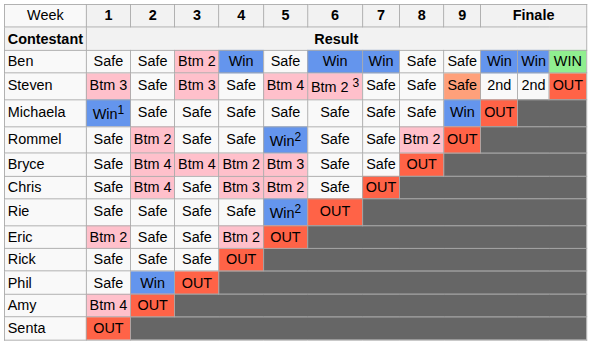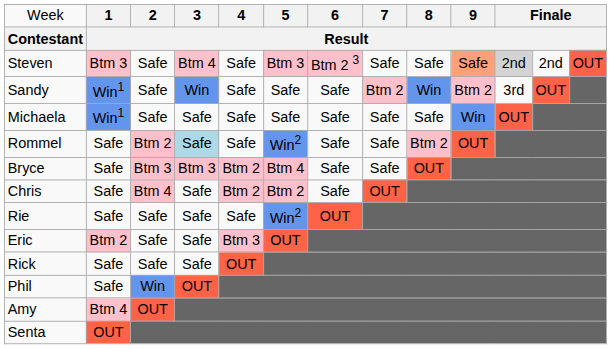- row: (21, 61)
(197, 86) Btm 3 -> (197, 63) Btm 4
(285, 86) Btm 4 -> (285, 63) Btm 3
(499, 86) no background -> (514, 63) lightgrey background
+ row: (28, 90)
(197, 139) no background -> (197, 143) lightblue background
(153, 164) Btm 4 -> (153, 168) Btm 3
(197, 164) Btm 4 -> (197, 168) Btm 3
(285, 164) Btm 3 -> (285, 168) Btm 4
(241, 187) Btm 3 -> (241, 191) Btm 2
(241, 237) Btm 2 -> (241, 240) Btm 3
